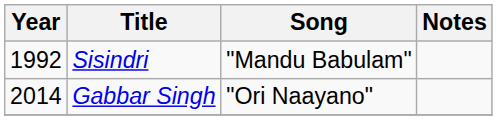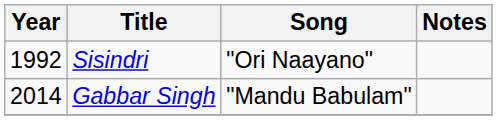(319, 59) "Mandu Babulam" -> (300, 59) "Ori Naayano"
(300, 96) "Ori Naayano" -> (319, 96) "Mandu Babulam"
